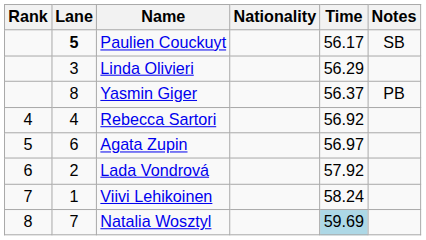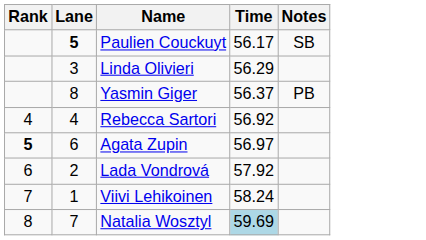- column: (275, 17)
(28, 145) normal -> (28, 145) bold
